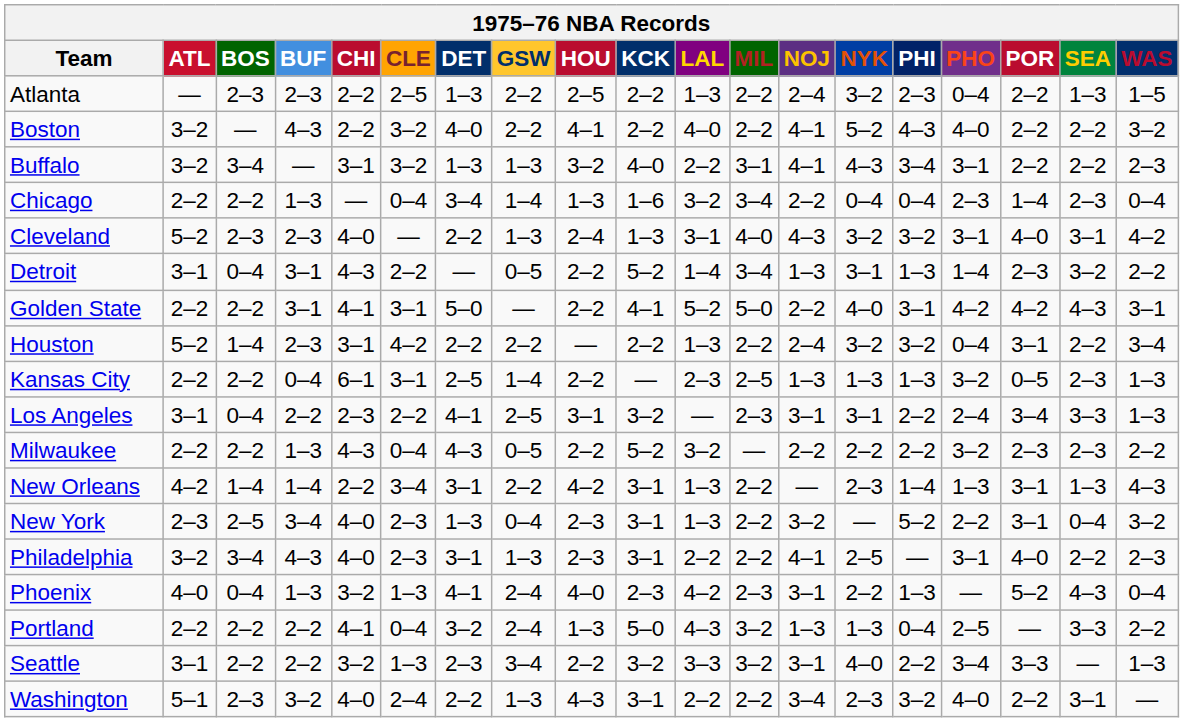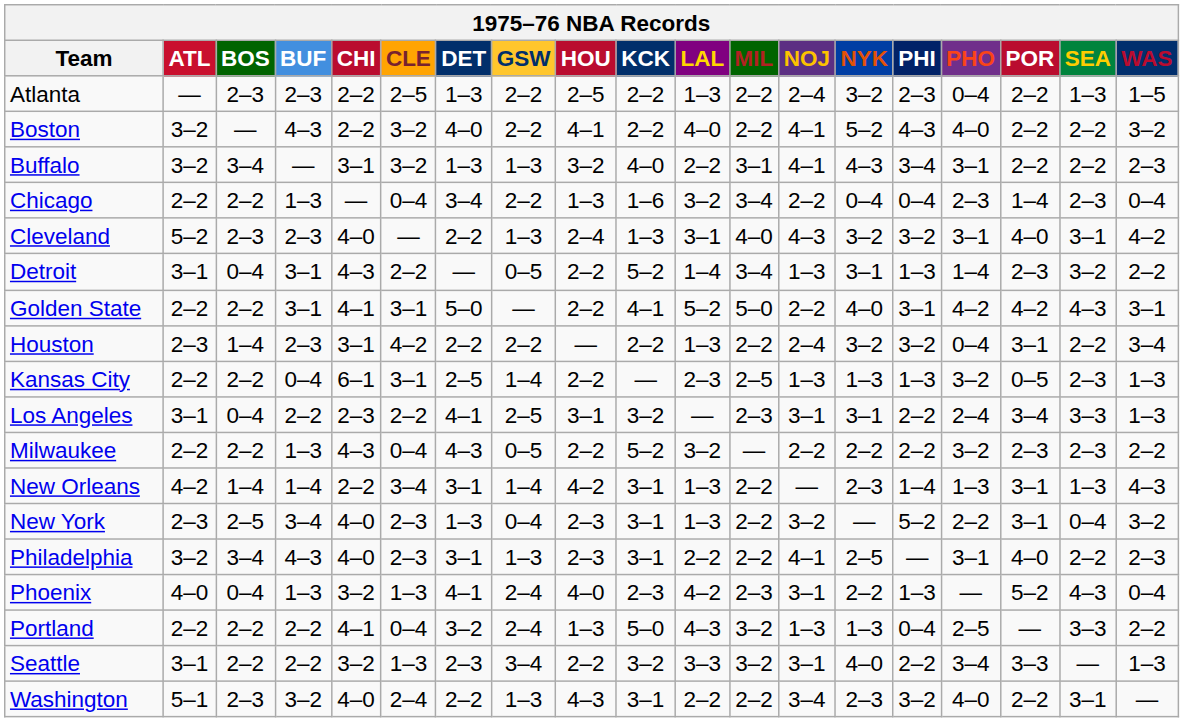(524, 201) 1–4 -> (524, 201) 2–2
(189, 343) 5–2 -> (189, 343) 2–3
(524, 486) 2–2 -> (524, 486) 1–4
